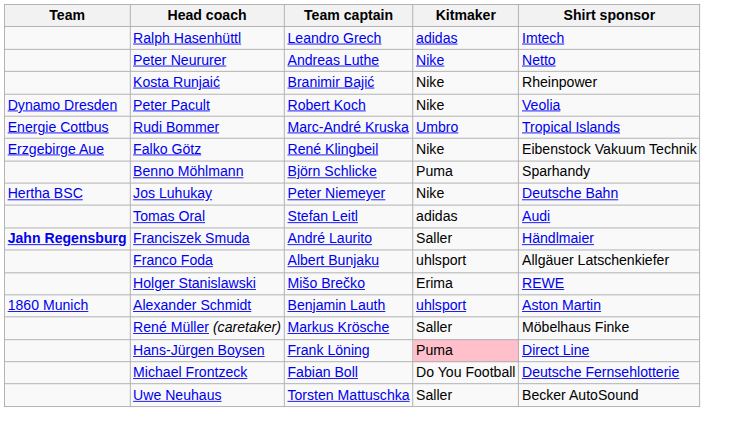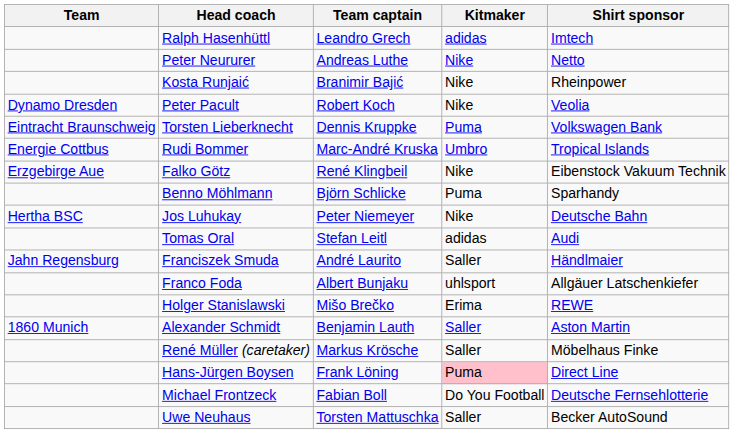+ row: (227, 127)
(67, 238) bold -> (63, 261) normal
(441, 305) uhlsport -> (463, 328) Saller
